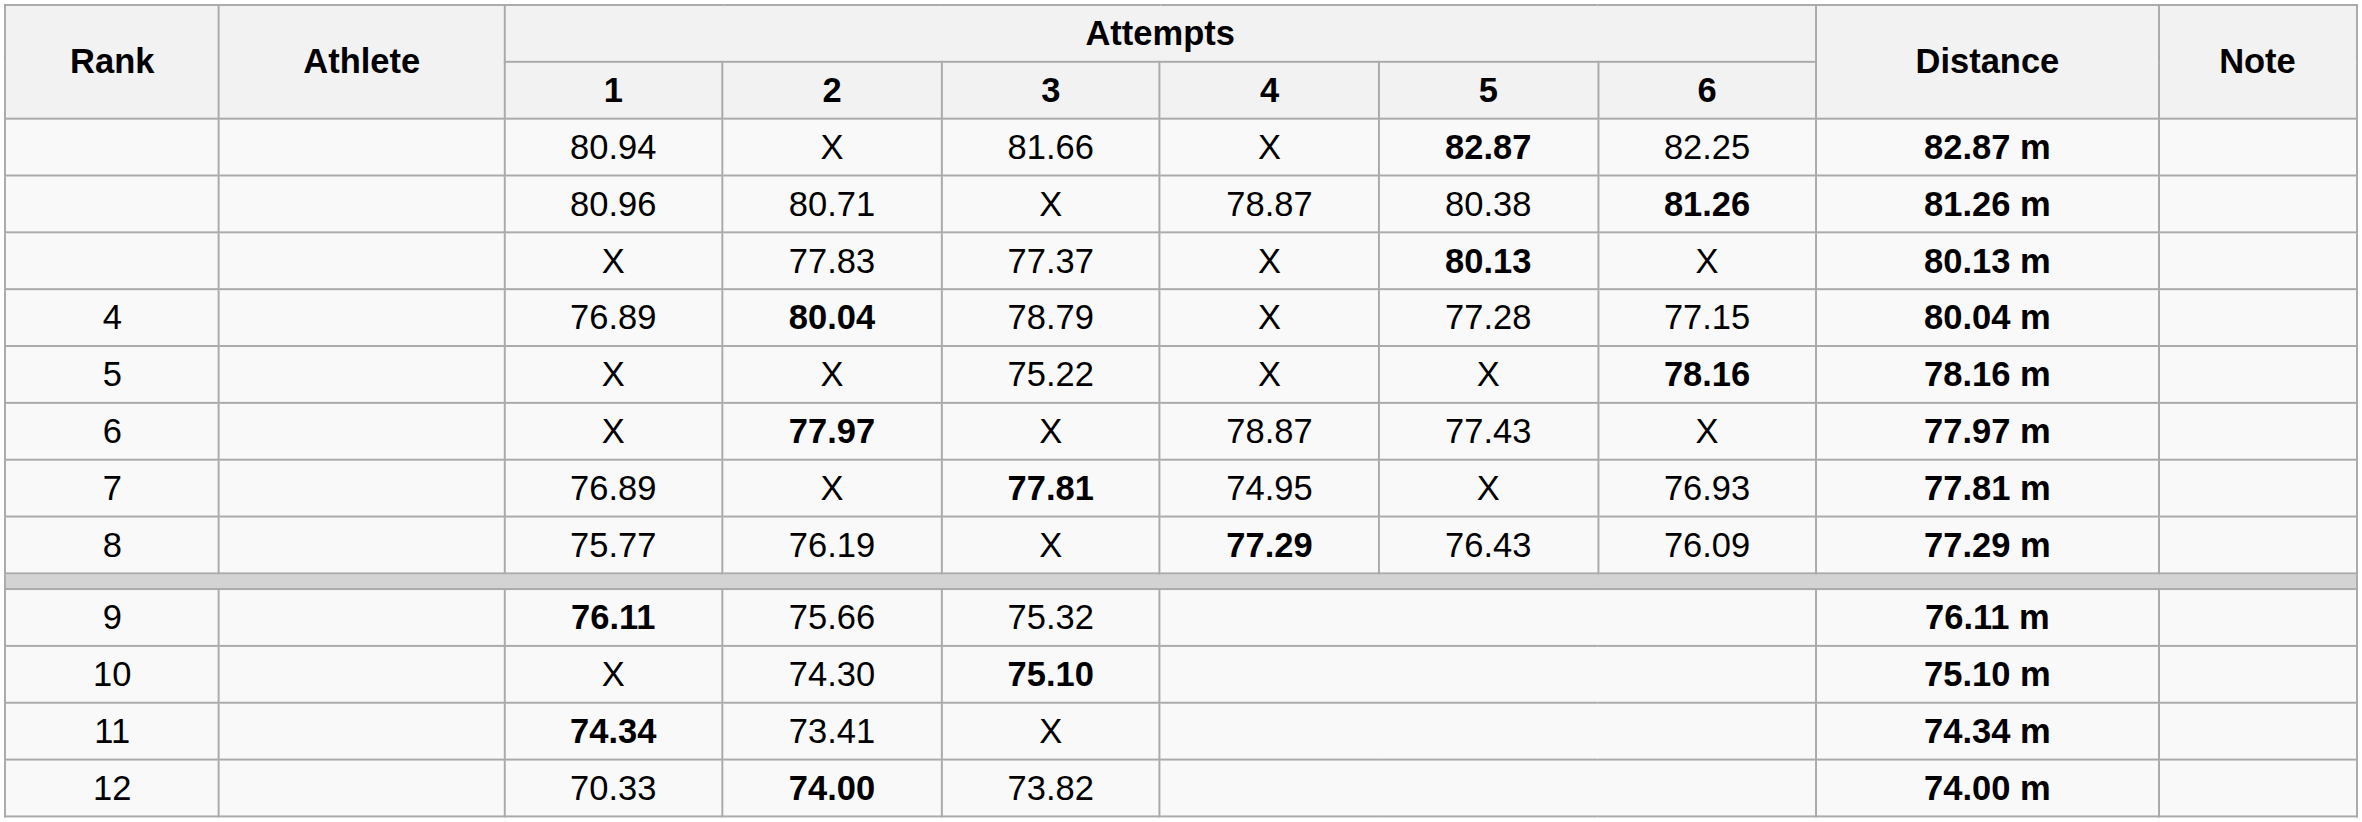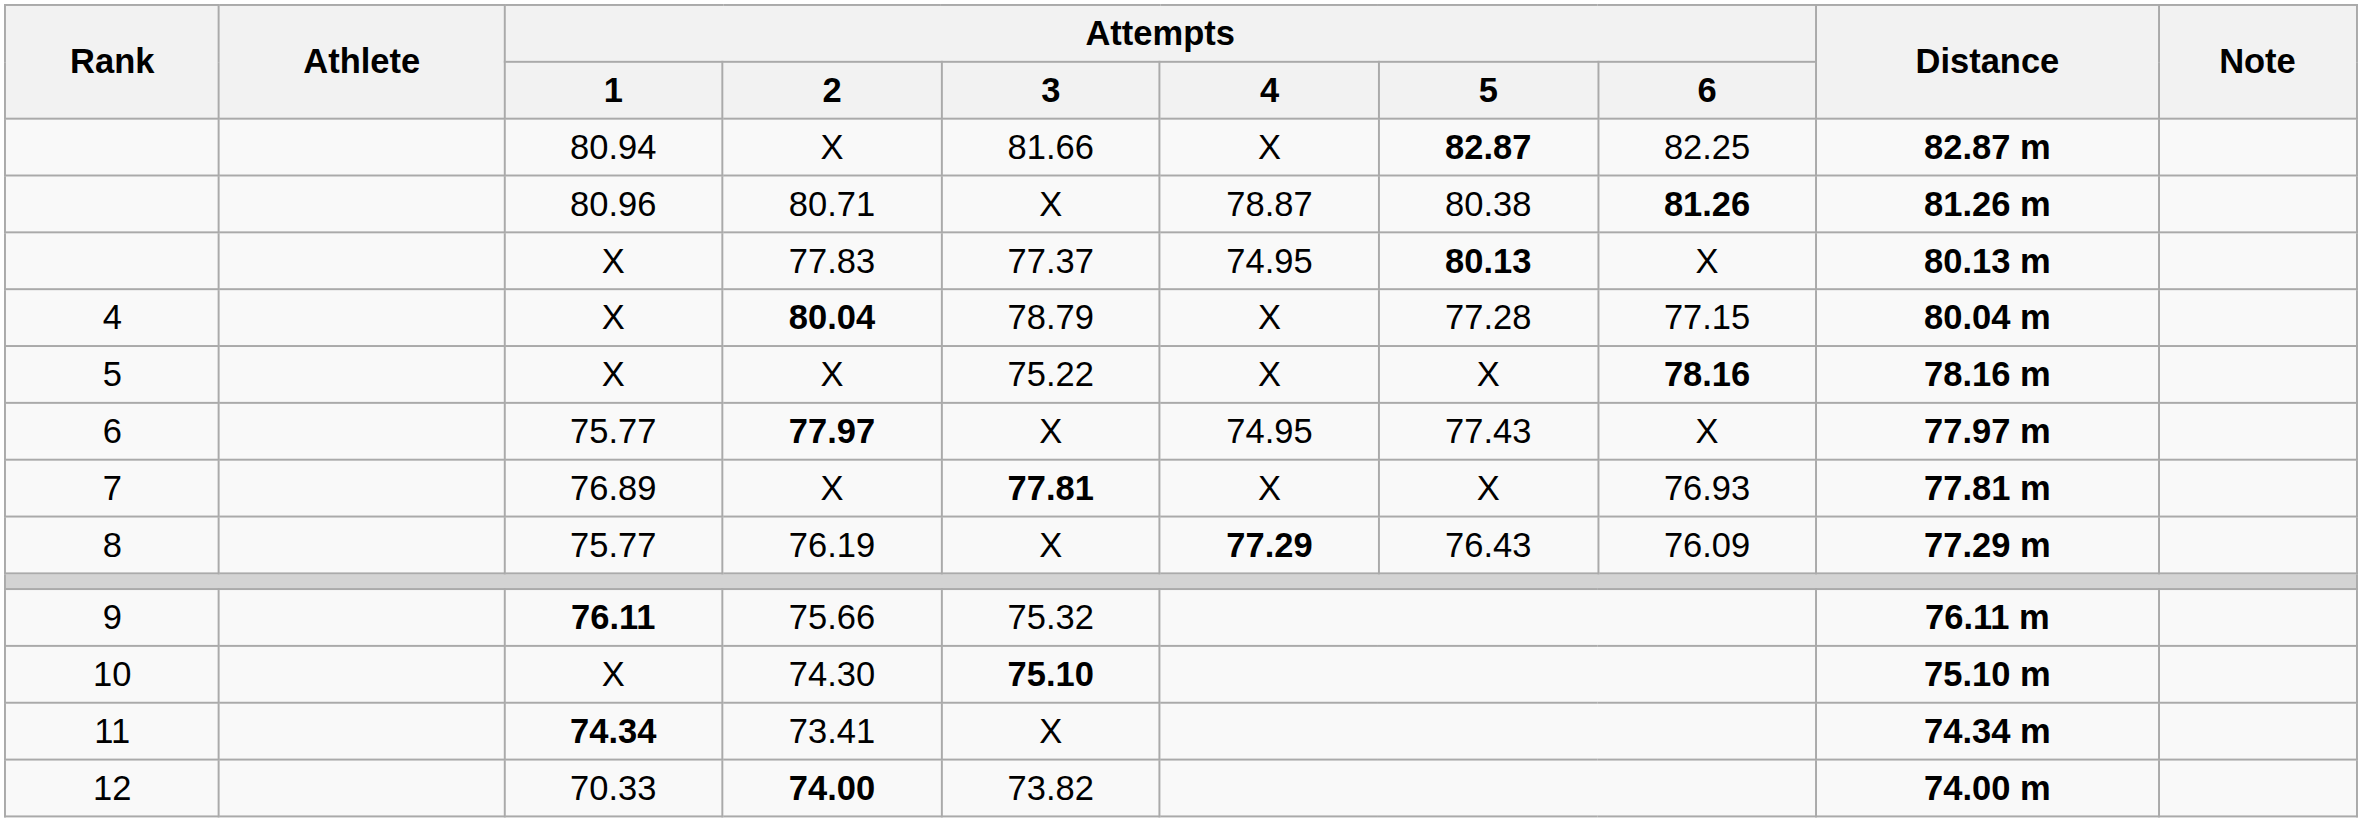(1270, 260) X -> (1270, 260) 74.95
(613, 317) 76.89 -> (613, 317) X
(613, 430) X -> (613, 430) 75.77
(1270, 430) 78.87 -> (1270, 430) 74.95
(1270, 487) 74.95 -> (1270, 487) X
